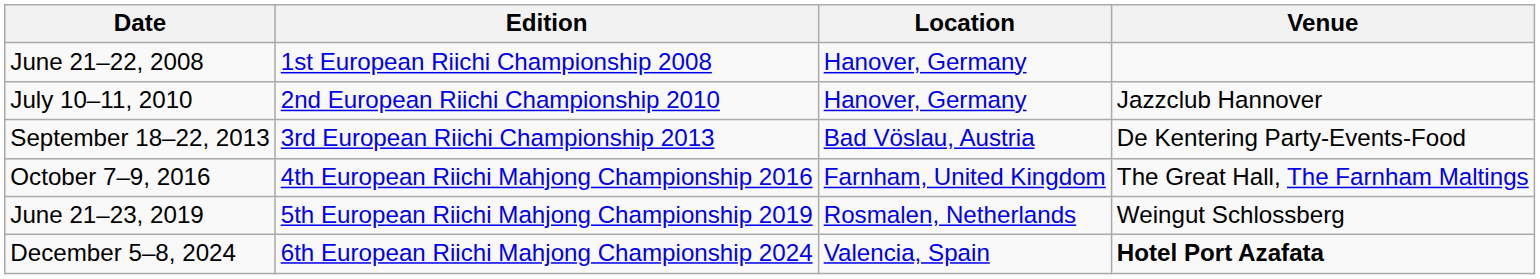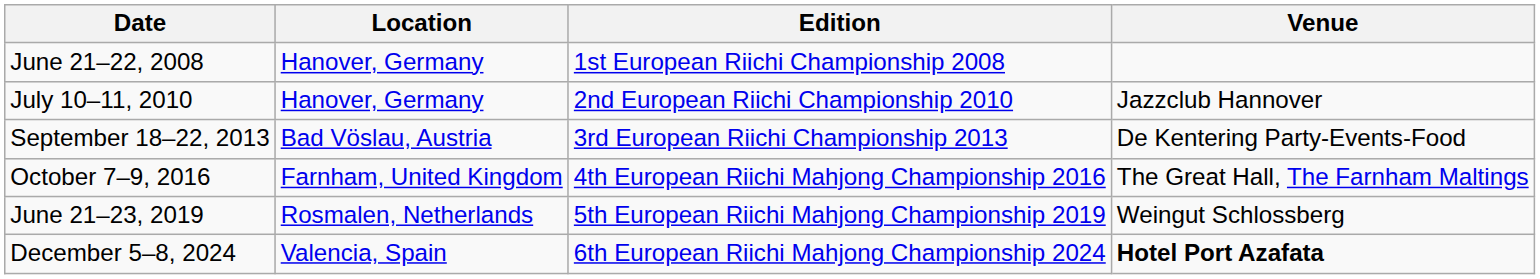columns swapped: (547, 23) <-> (965, 23)
